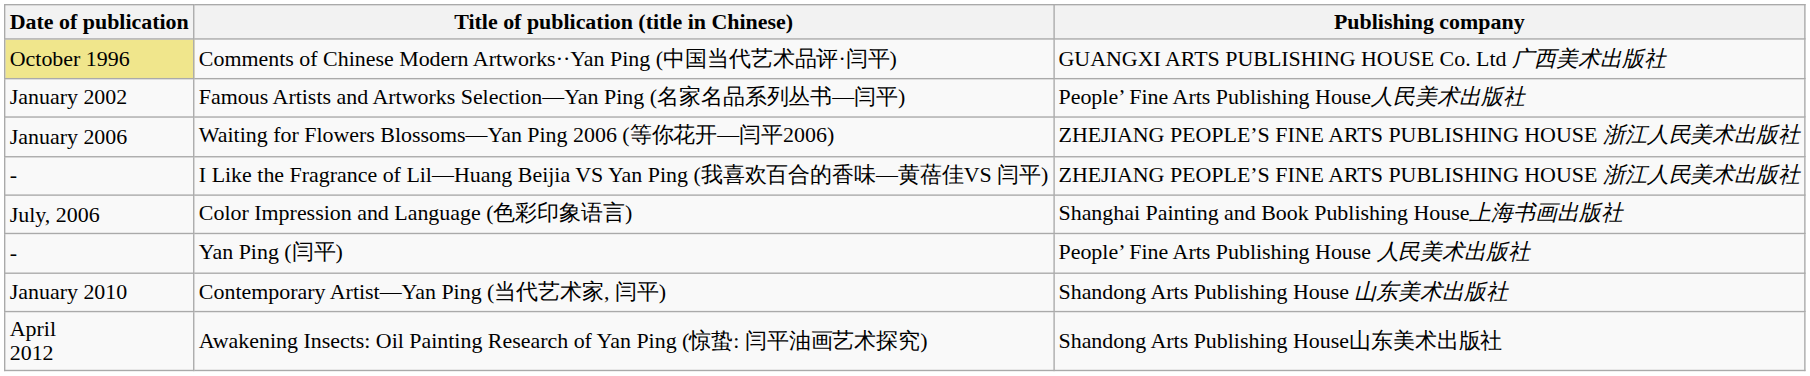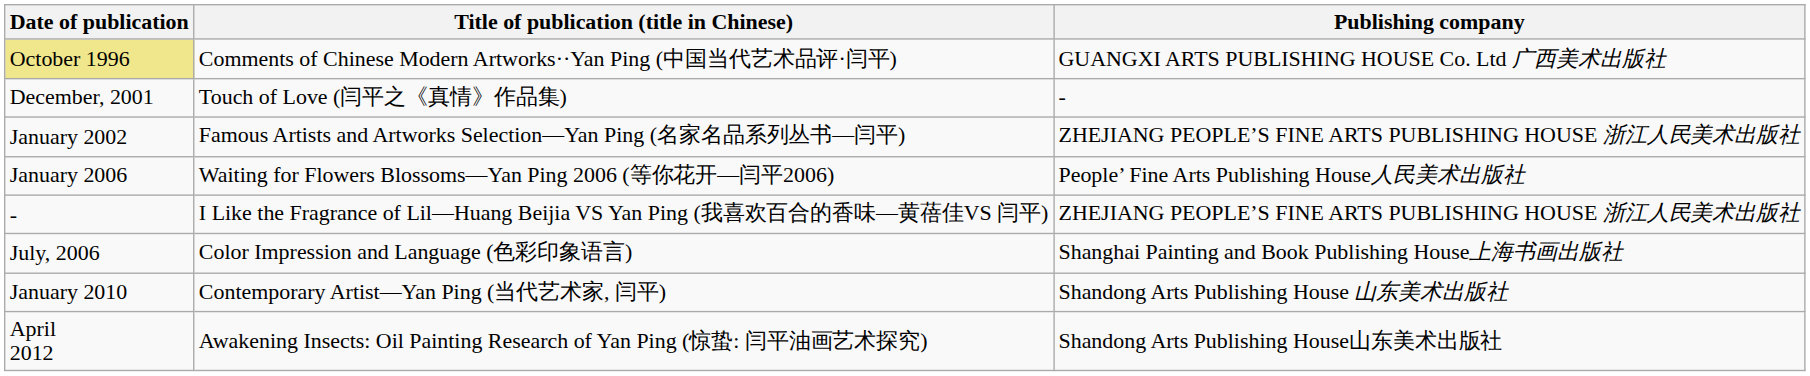+ row: (383, 96)
(1292, 96) People’ Fine Arts Publishing House人民美术出版社 -> (1429, 135) ZHEJIANG PEOPLE’S FINE ARTS PUBLISHING HOUSE 浙江人民美术出版社
(1429, 135) ZHEJIANG PEOPLE’S FINE ARTS PUBLISHING HOUSE 浙江人民美术出版社 -> (1292, 174) People’ Fine Arts Publishing House人民美术出版社
- row: (271, 252)
